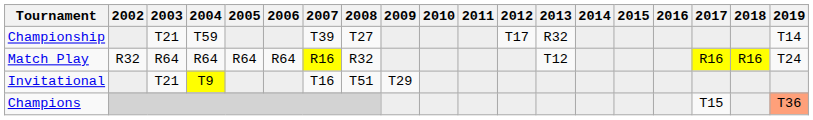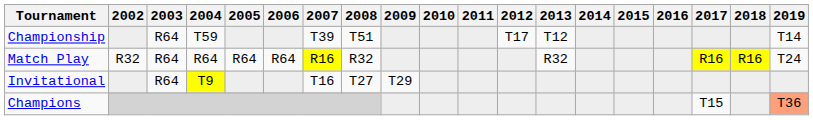(167, 38) T21 -> (167, 38) R64
(361, 38) T27 -> (361, 38) T51
(556, 38) R32 -> (556, 38) T12
(556, 60) T12 -> (556, 60) R32
(167, 82) T21 -> (167, 82) R64
(361, 82) T51 -> (361, 82) T27
